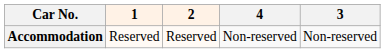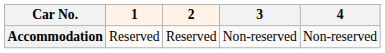columns swapped: (340, 15) <-> (260, 15)
